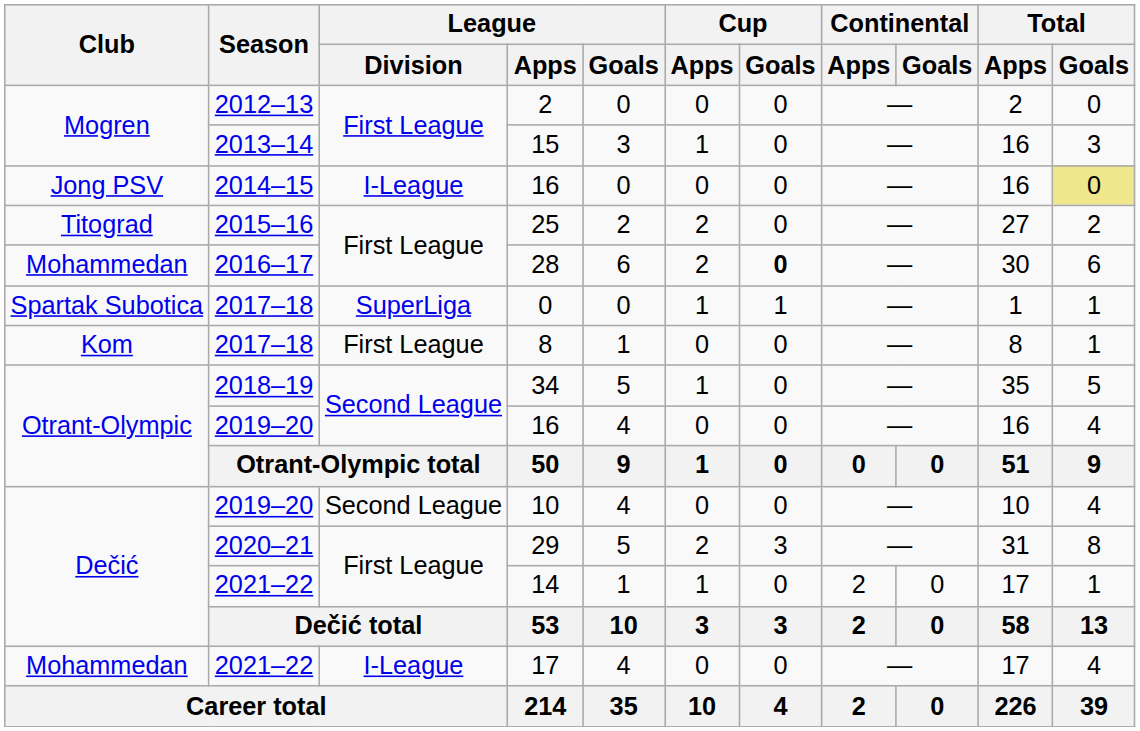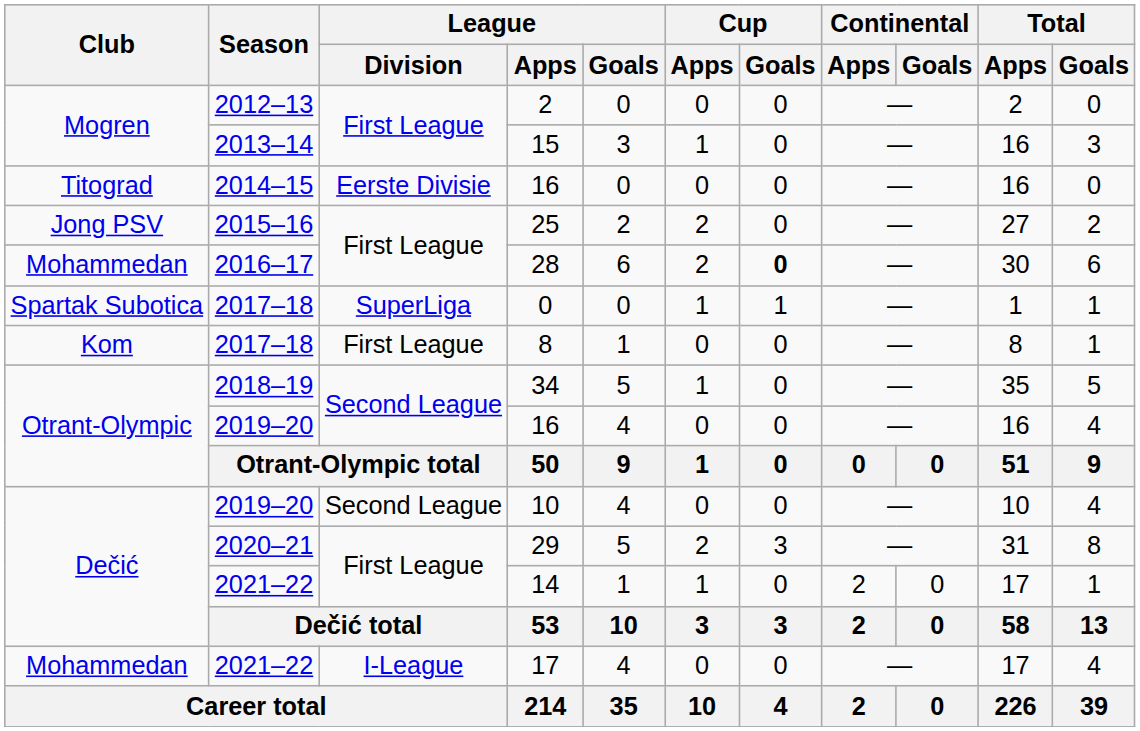(107, 184) Jong PSV -> (107, 184) Titograd
(413, 184) I-League -> (413, 184) Eerste Divisie
(1094, 184) khaki background -> (1094, 184) no background
(107, 225) Titograd -> (107, 225) Jong PSV
